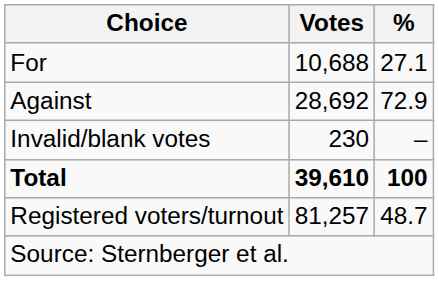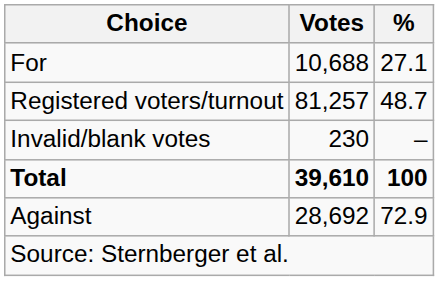rows swapped: (51, 100) <-> (147, 216)
